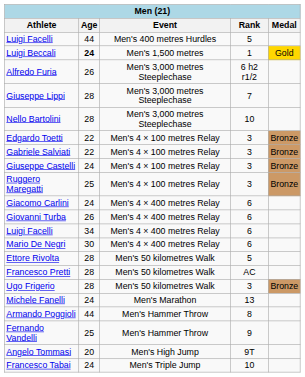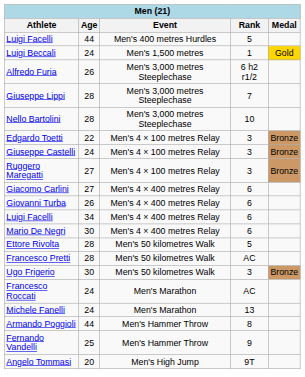(89, 53) bold -> (89, 53) normal
- row: (38, 152)
(89, 185) 25 -> (89, 171) 27
(89, 203) 24 -> (89, 189) 27
(89, 287) 28 -> (89, 273) 30
+ row: (27, 291)
- row: (38, 366)
